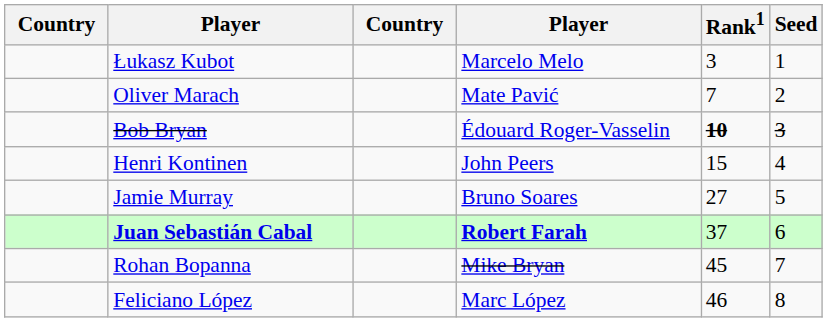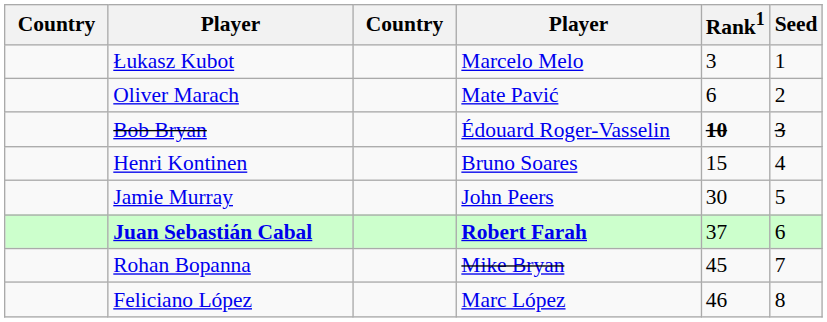(711, 95) 7 -> (711, 95) 6
(508, 163) John Peers -> (519, 163) Bruno Soares
(519, 197) Bruno Soares -> (508, 197) John Peers
(716, 197) 27 -> (716, 197) 30
